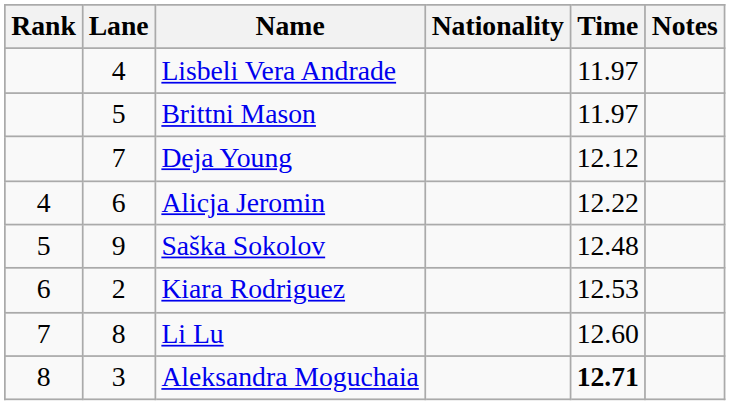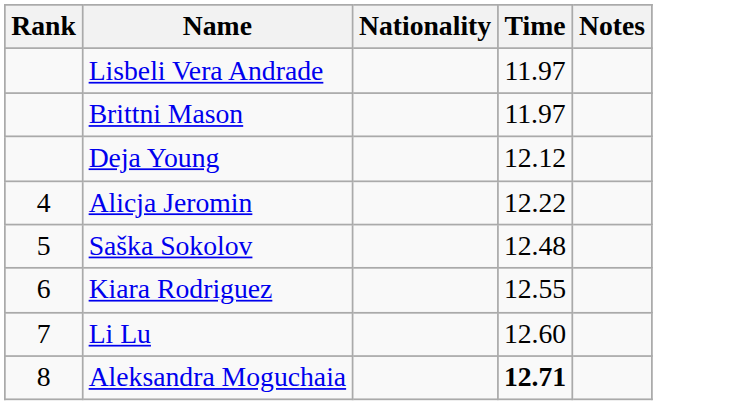- column: (119, 26)
(608, 289) 12.53 -> (535, 289) 12.55
